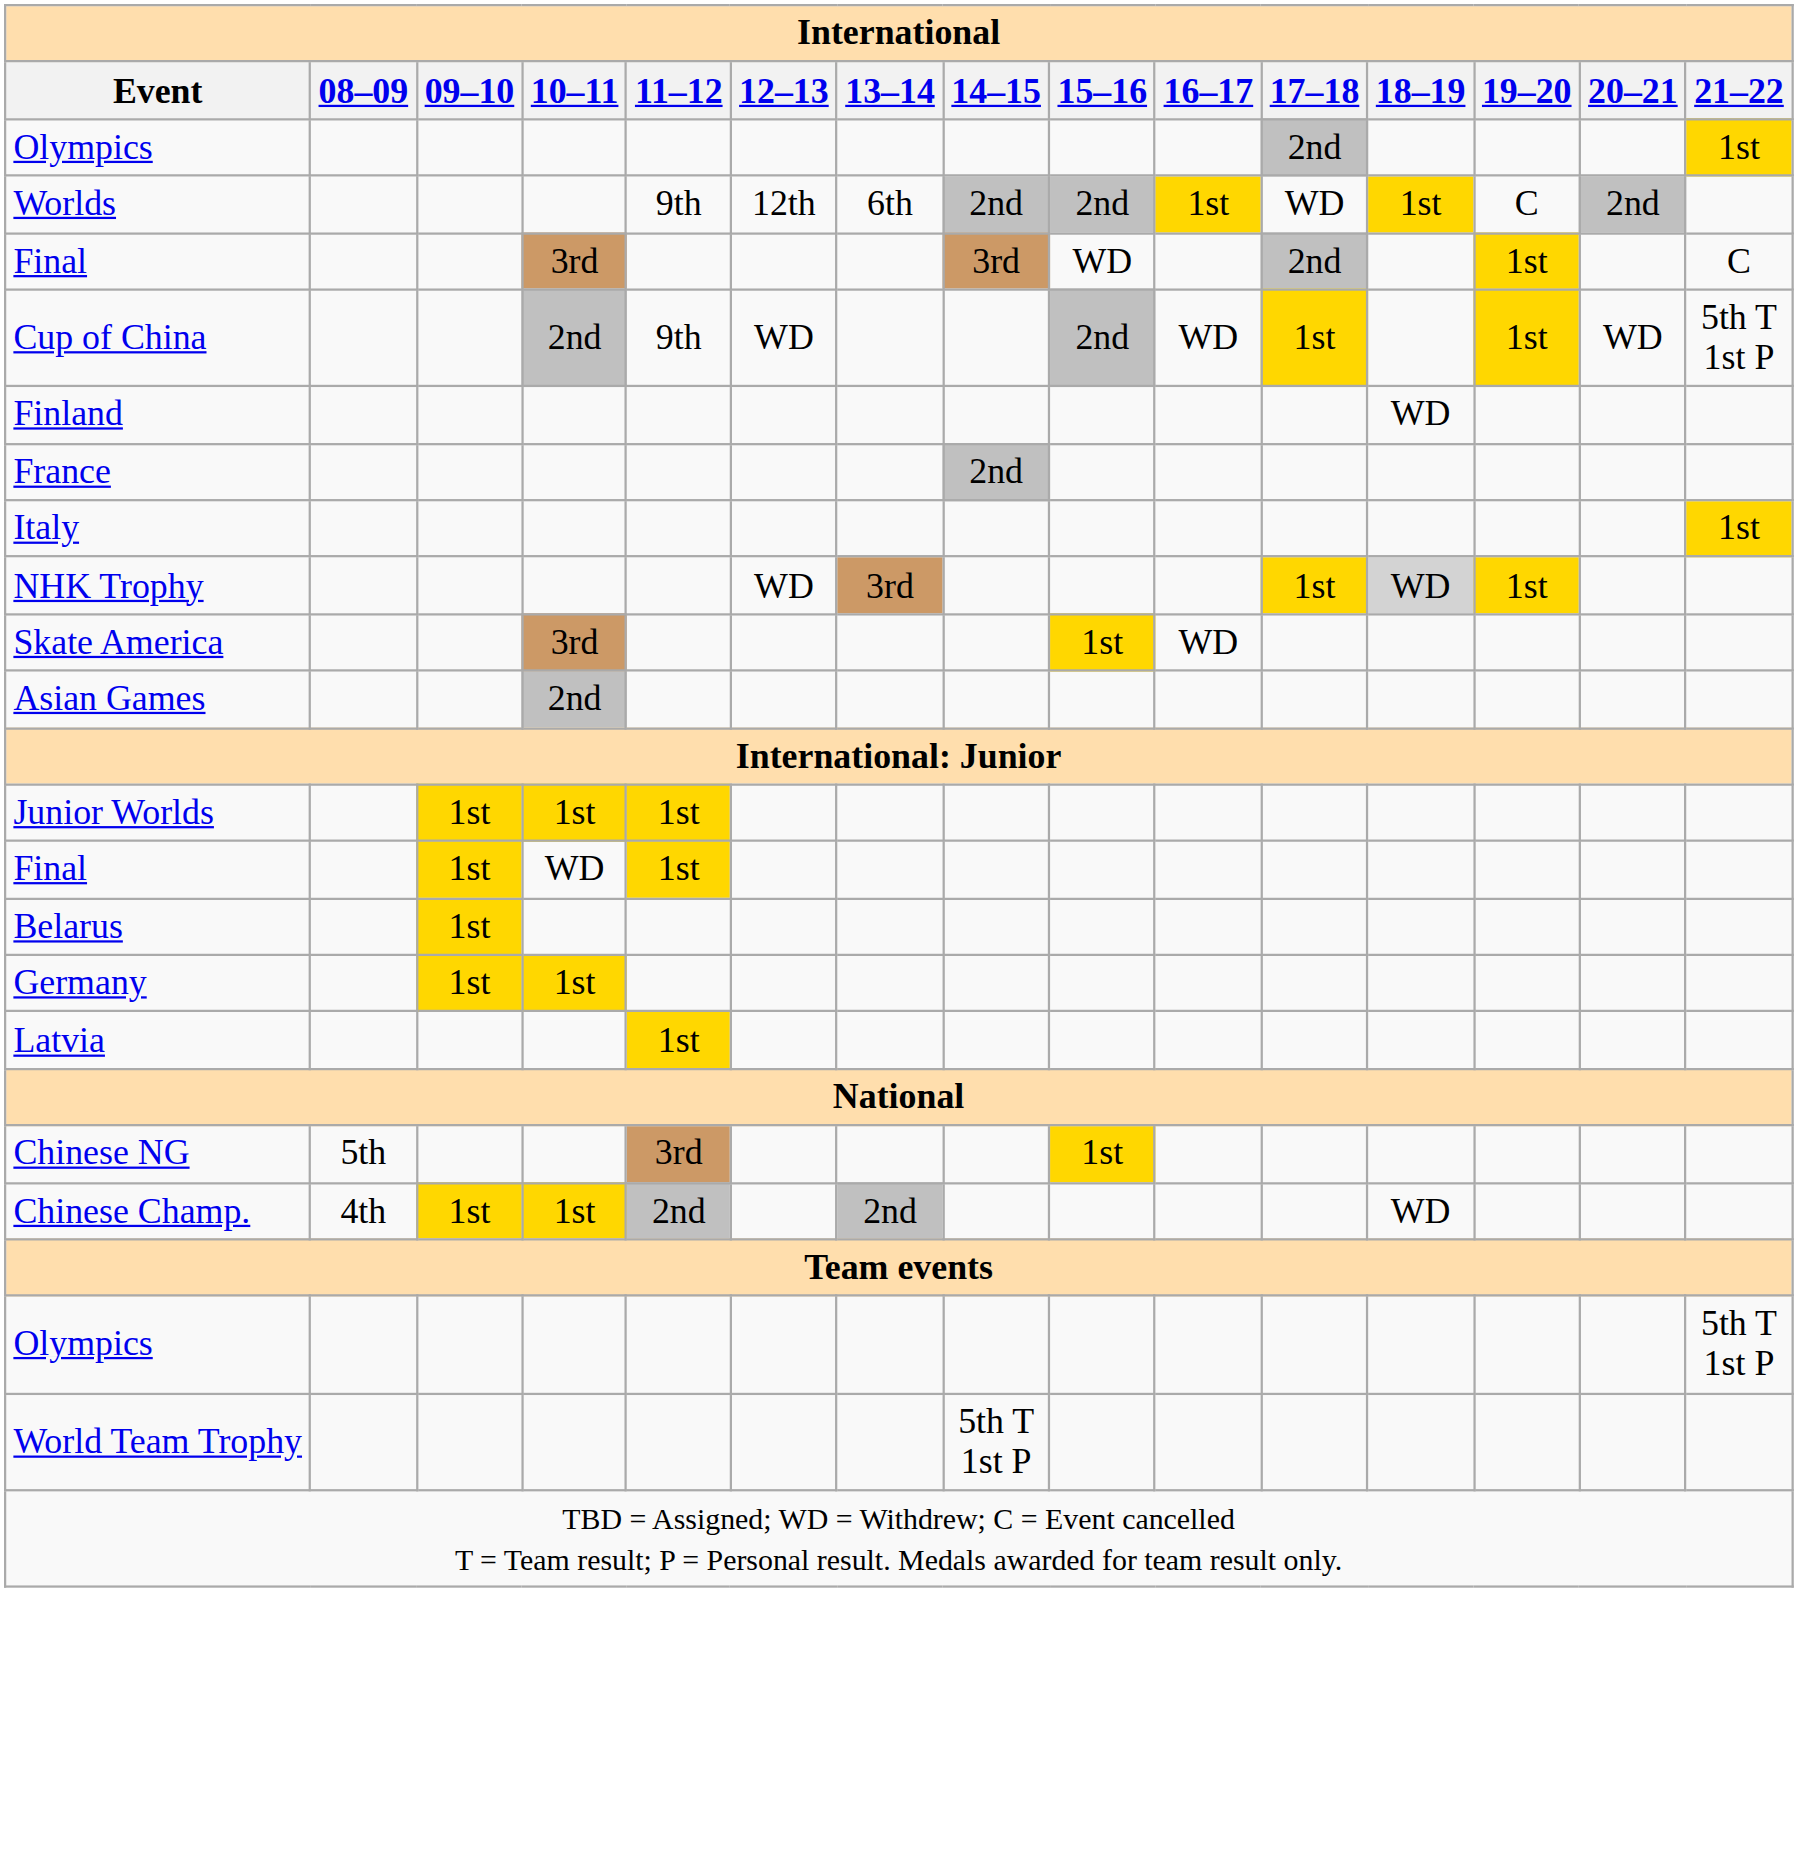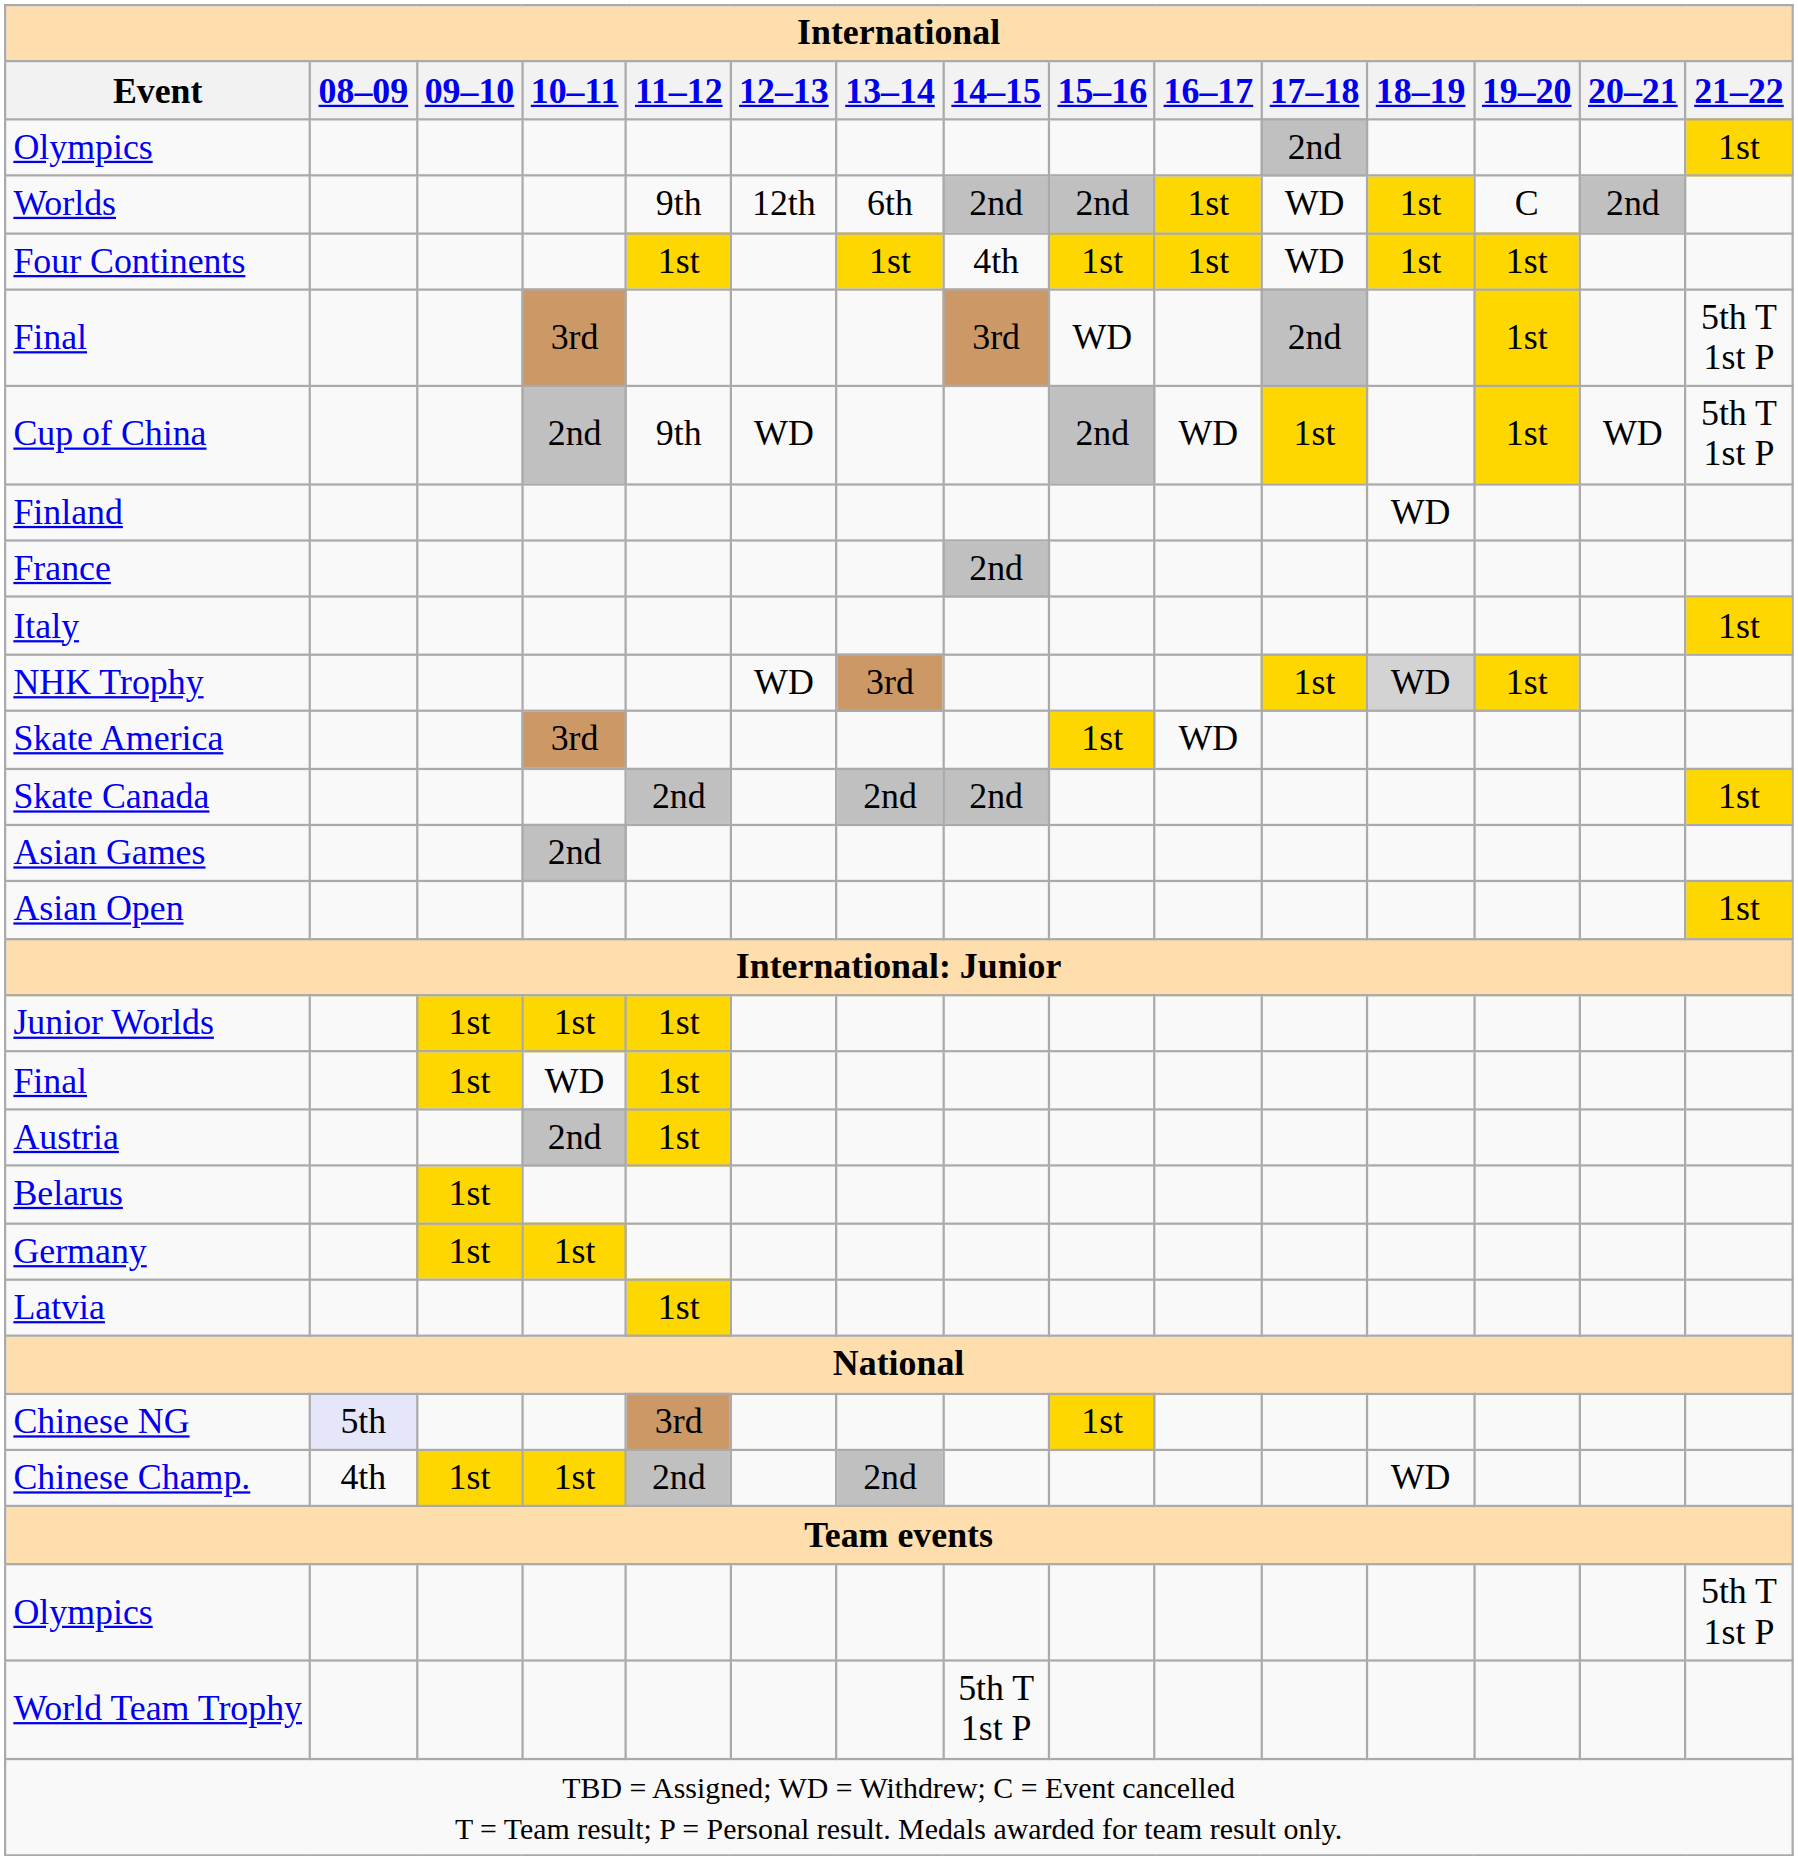+ row: (129, 260)
(1739, 260) C -> (1739, 337) 5th T 1st P
+ row: (111, 795)
+ row: (98, 909)
+ row: (66, 1136)
(363, 1153) no background -> (363, 1420) lavender background
